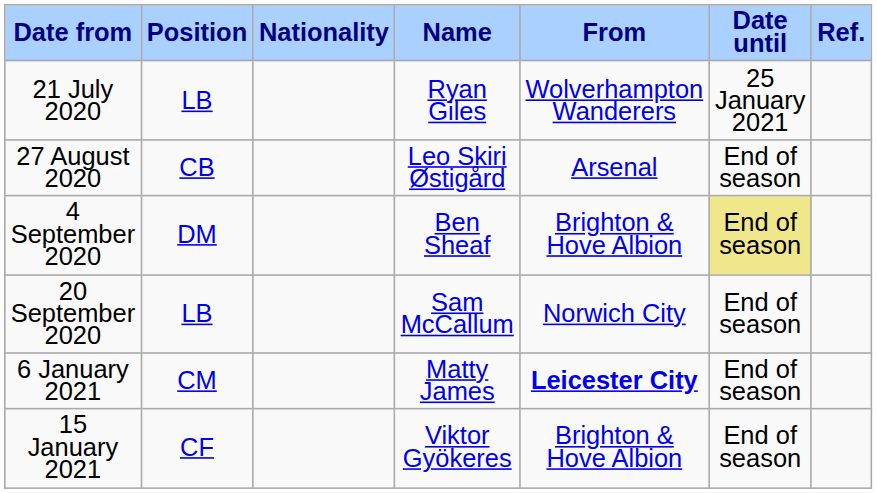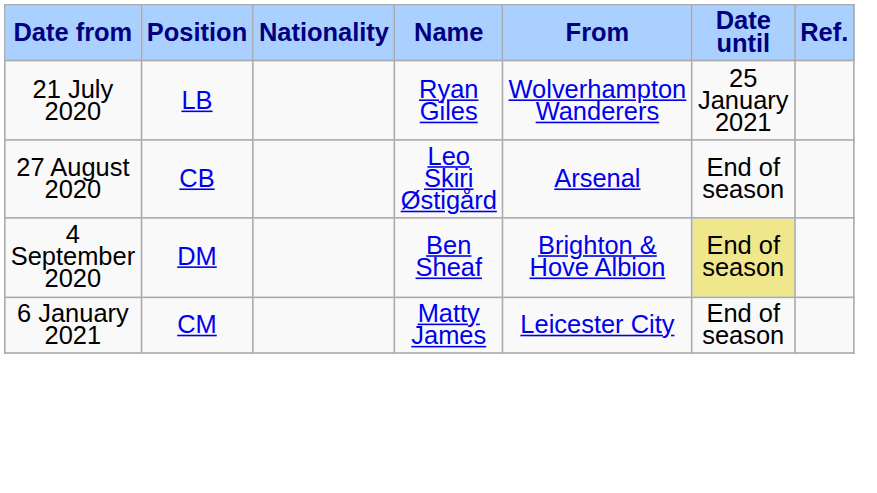- row: (73, 313)
(614, 380) bold -> (597, 324) normal
- row: (73, 448)
